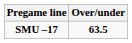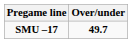(98, 30) 63.5 -> (98, 30) 49.7
